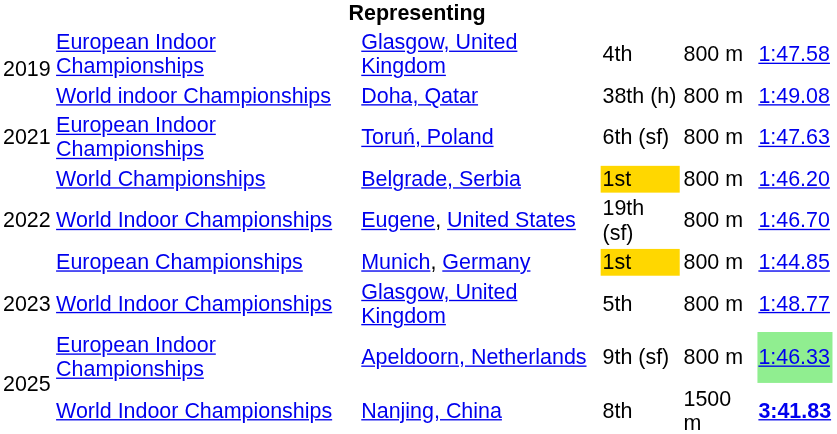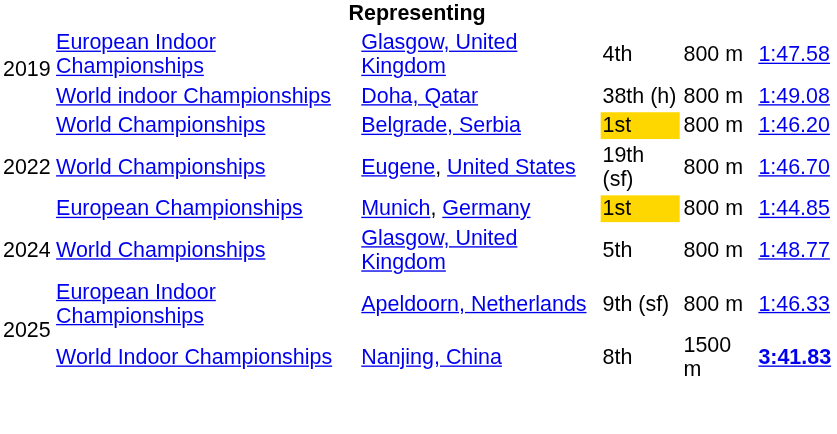- row: (427, 137)
(194, 220) World Indoor Championships -> (161, 167) World Championships
(27, 303) 2023 -> (27, 250) 2024
(194, 303) World Indoor Championships -> (161, 250) World Championships
(794, 357) lightgreen background -> (794, 303) no background
